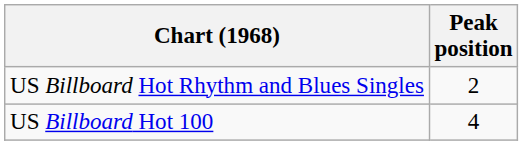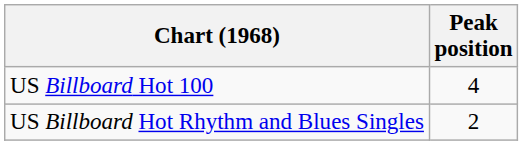rows swapped: (112, 121) <-> (217, 85)
